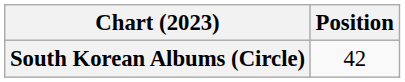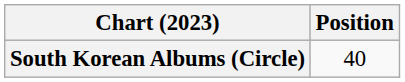(355, 58) 42 -> (355, 58) 40
